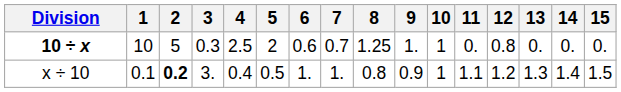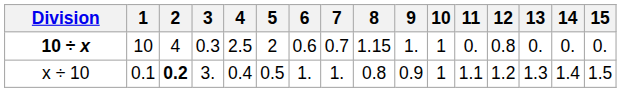(175, 45) 5 -> (175, 45) 4
(374, 45) 1.25 -> (374, 45) 1.15
